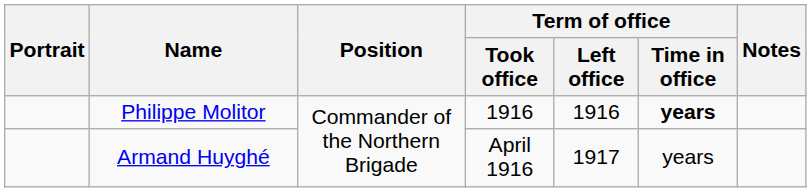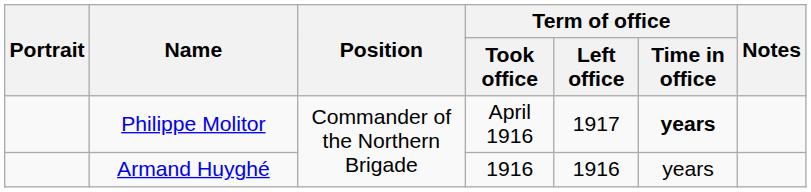(510, 111) 1916 -> (510, 123) April 1916
(596, 111) 1916 -> (596, 123) 1917
(510, 157) April 1916 -> (510, 169) 1916
(596, 157) 1917 -> (596, 169) 1916
